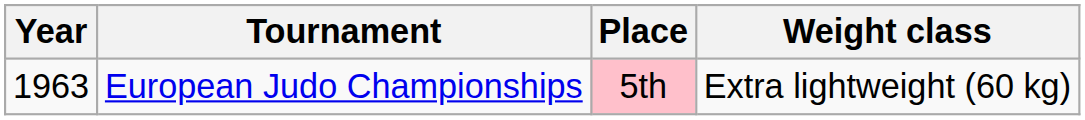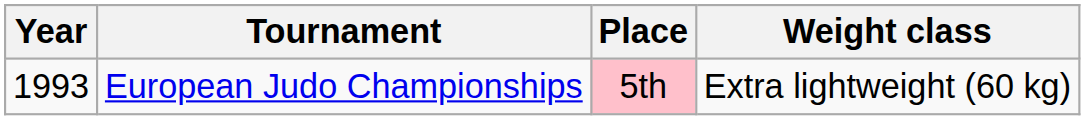(51, 85) 1963 -> (51, 85) 1993
